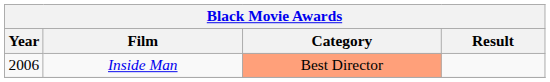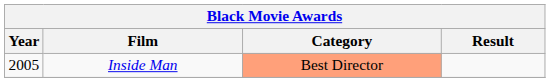(24, 65) 2006 -> (24, 65) 2005
